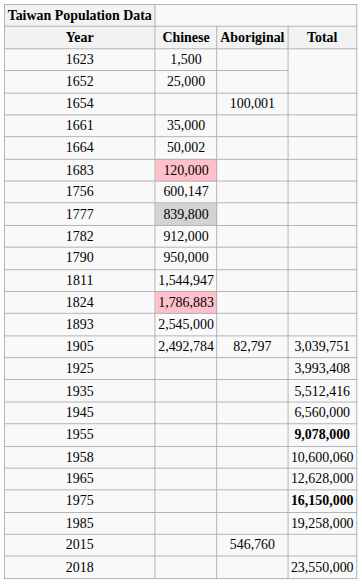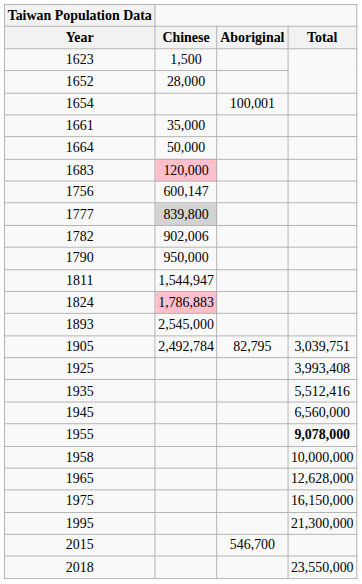(186, 81) 25,000 -> (186, 81) 28,000
(186, 147) 50,002 -> (186, 147) 50,000
(186, 236) 912,000 -> (186, 236) 902,006
(252, 346) 82,797 -> (252, 346) 82,795
(322, 457) 10,600,060 -> (322, 457) 10,000,000
(322, 501) bold -> (322, 501) normal
- row: (80, 523)
+ row: (80, 523)
(252, 545) 546,760 -> (252, 545) 546,700
